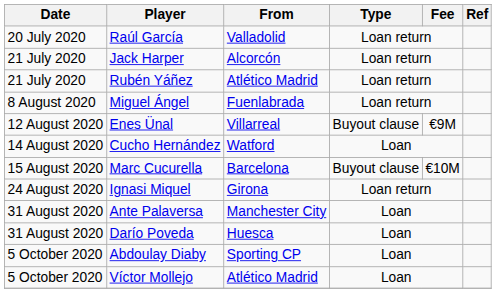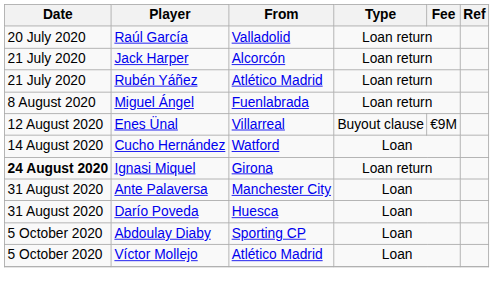- row: (156, 168)
(55, 189) normal -> (58, 168) bold
